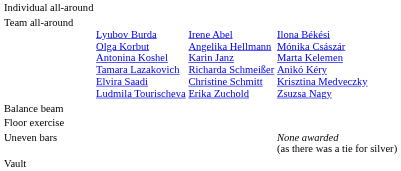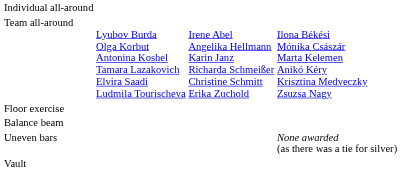rows swapped: (34, 108) <-> (34, 122)
